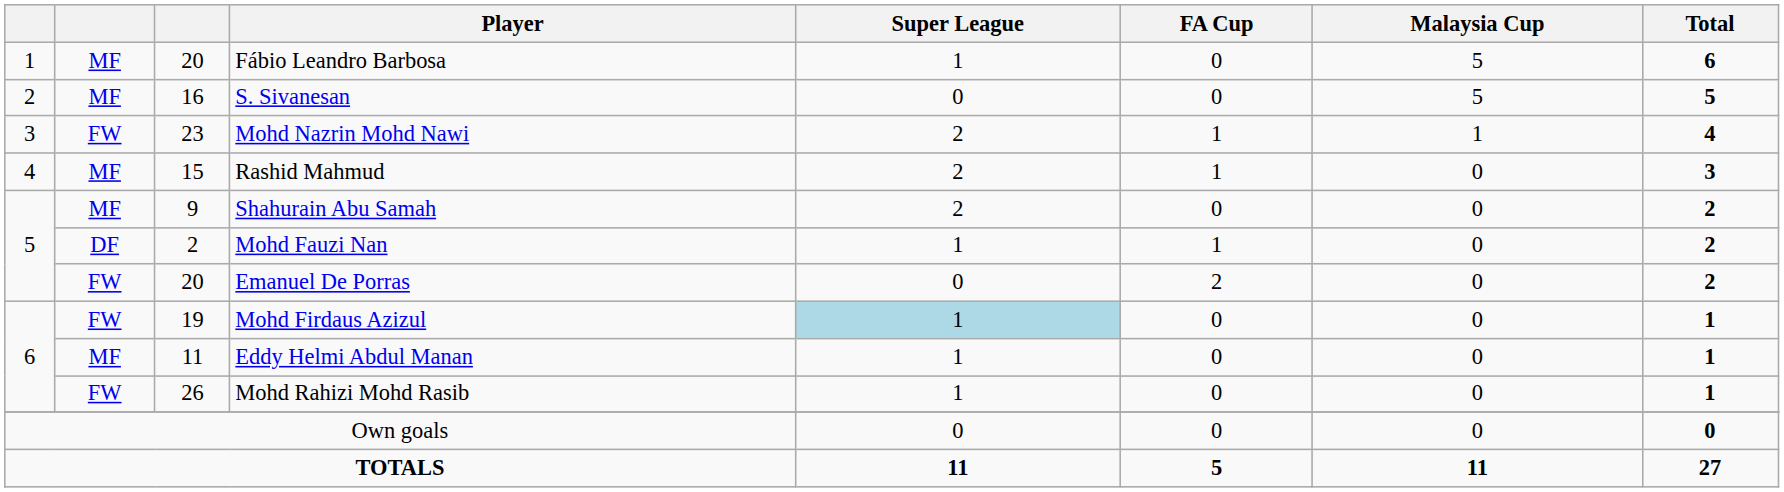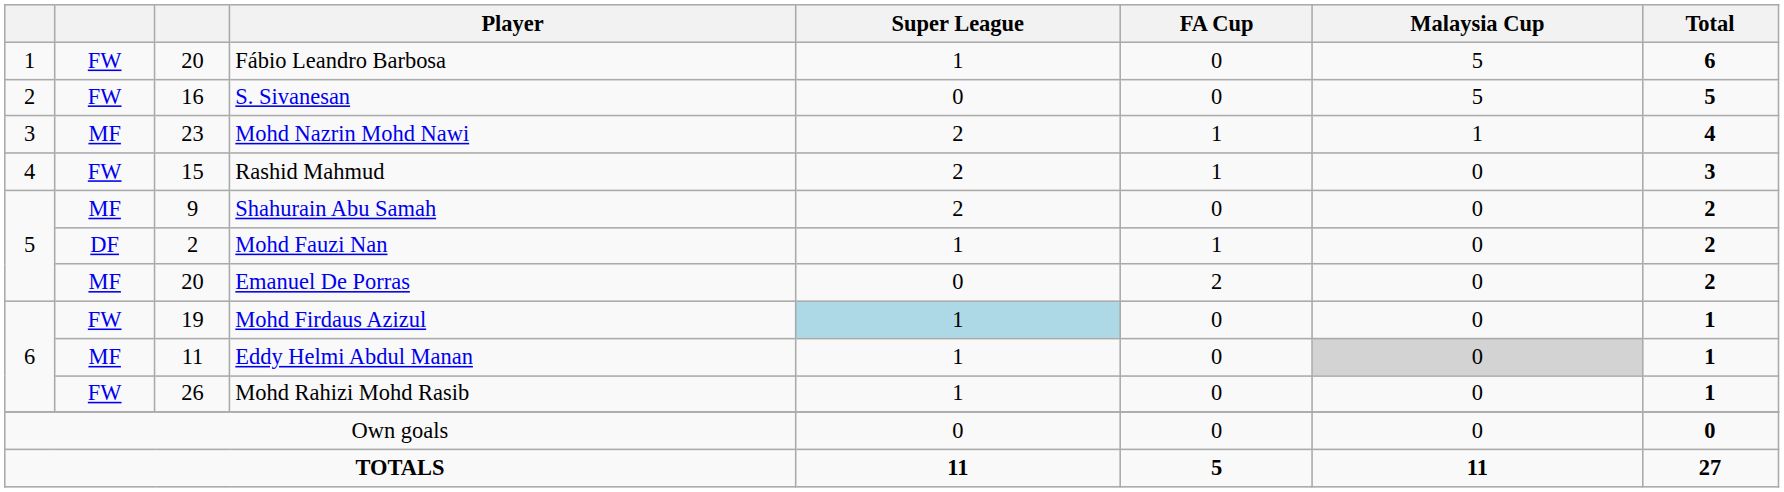(105, 60) MF -> (105, 60) FW
(105, 97) MF -> (105, 97) FW
(105, 134) FW -> (105, 134) MF
(105, 171) MF -> (105, 171) FW
(105, 282) FW -> (105, 282) MF
(1477, 356) no background -> (1477, 356) lightgrey background
